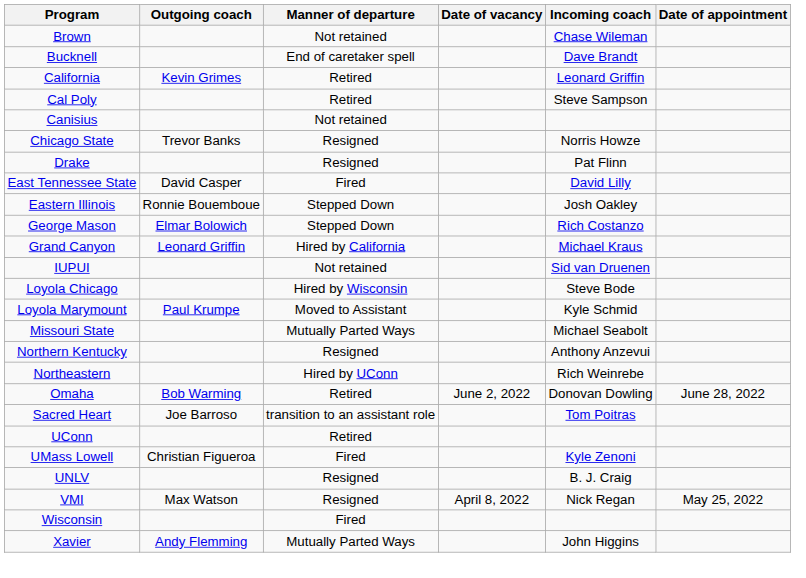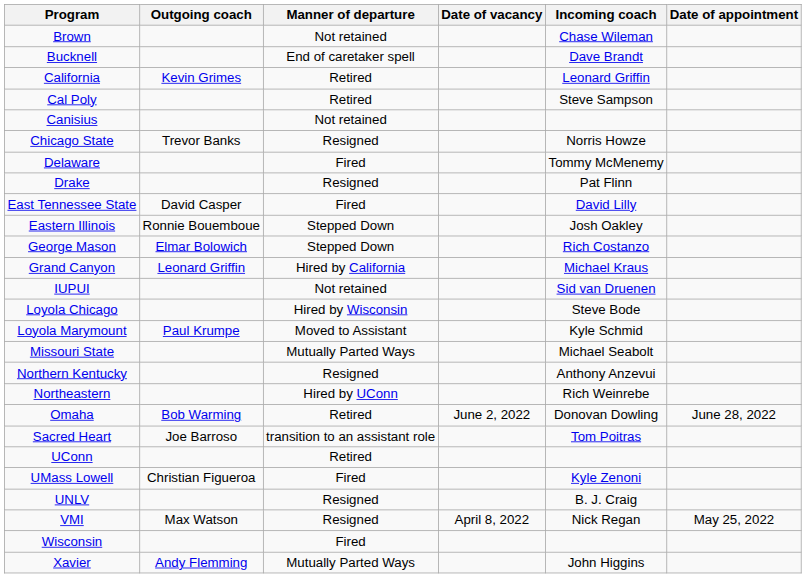+ row: (72, 162)
